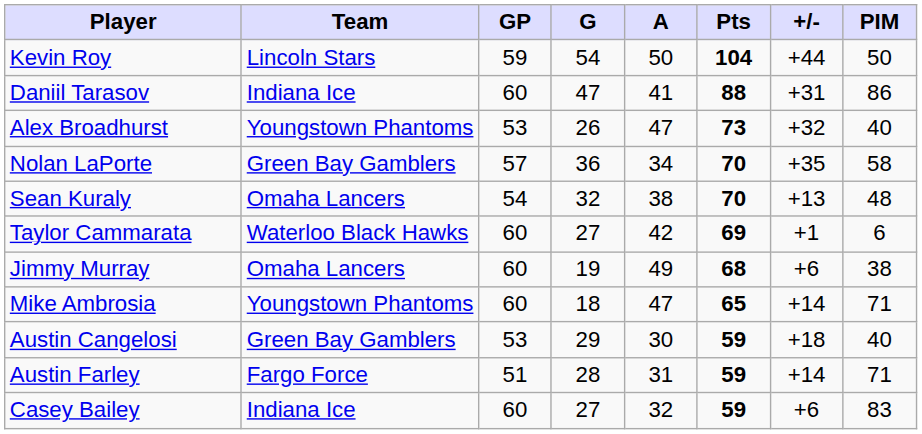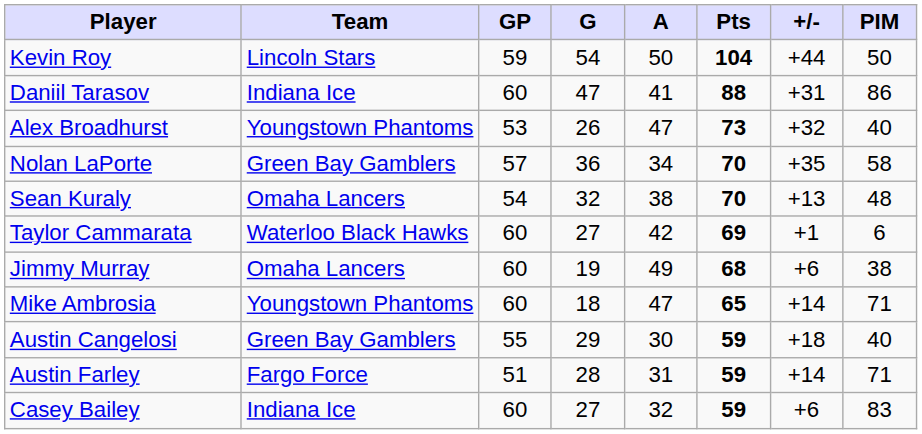(515, 339) 53 -> (515, 339) 55
